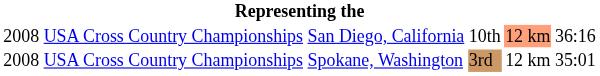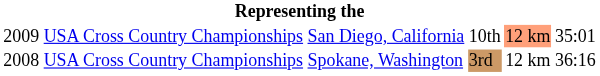(21, 36) 2008 -> (21, 36) 2009
(575, 36) 36:16 -> (575, 36) 35:01
(575, 60) 35:01 -> (575, 60) 36:16
